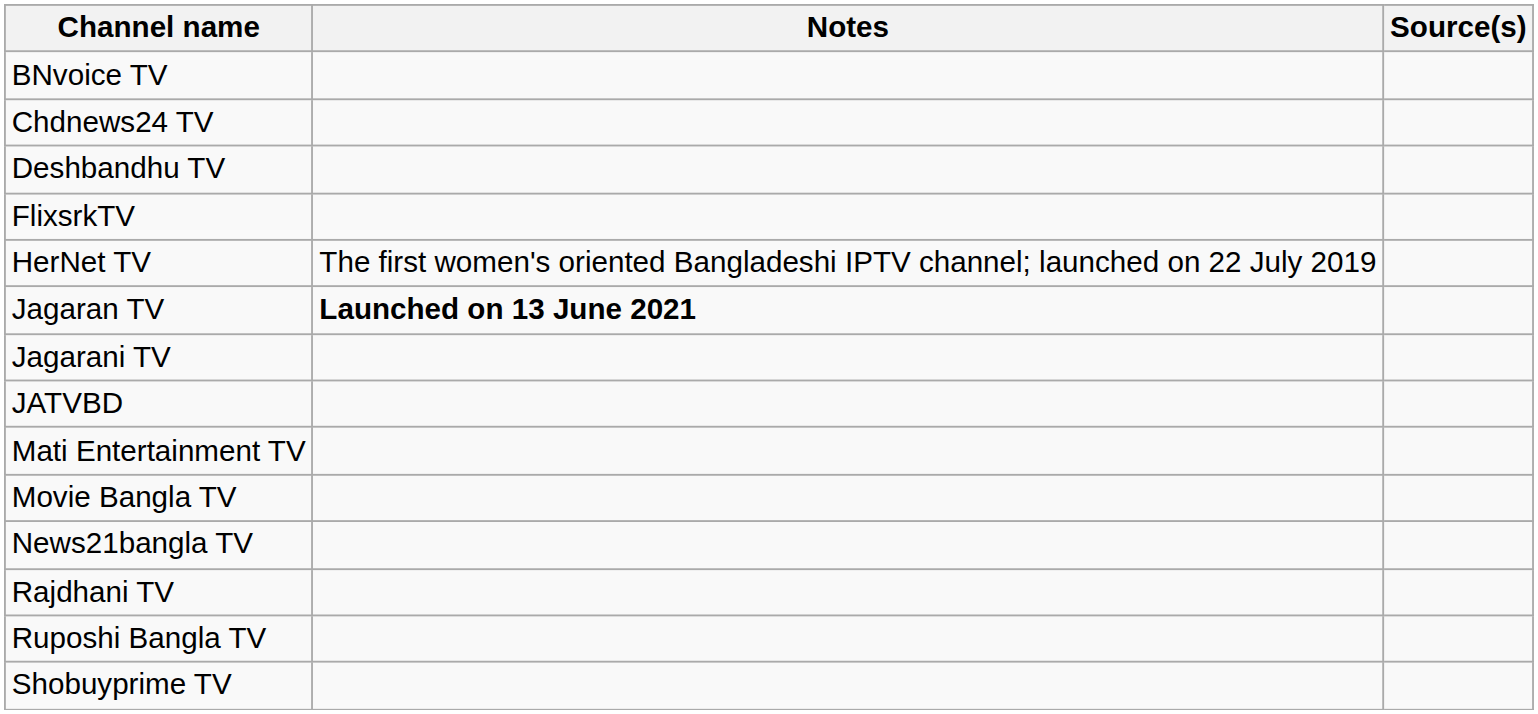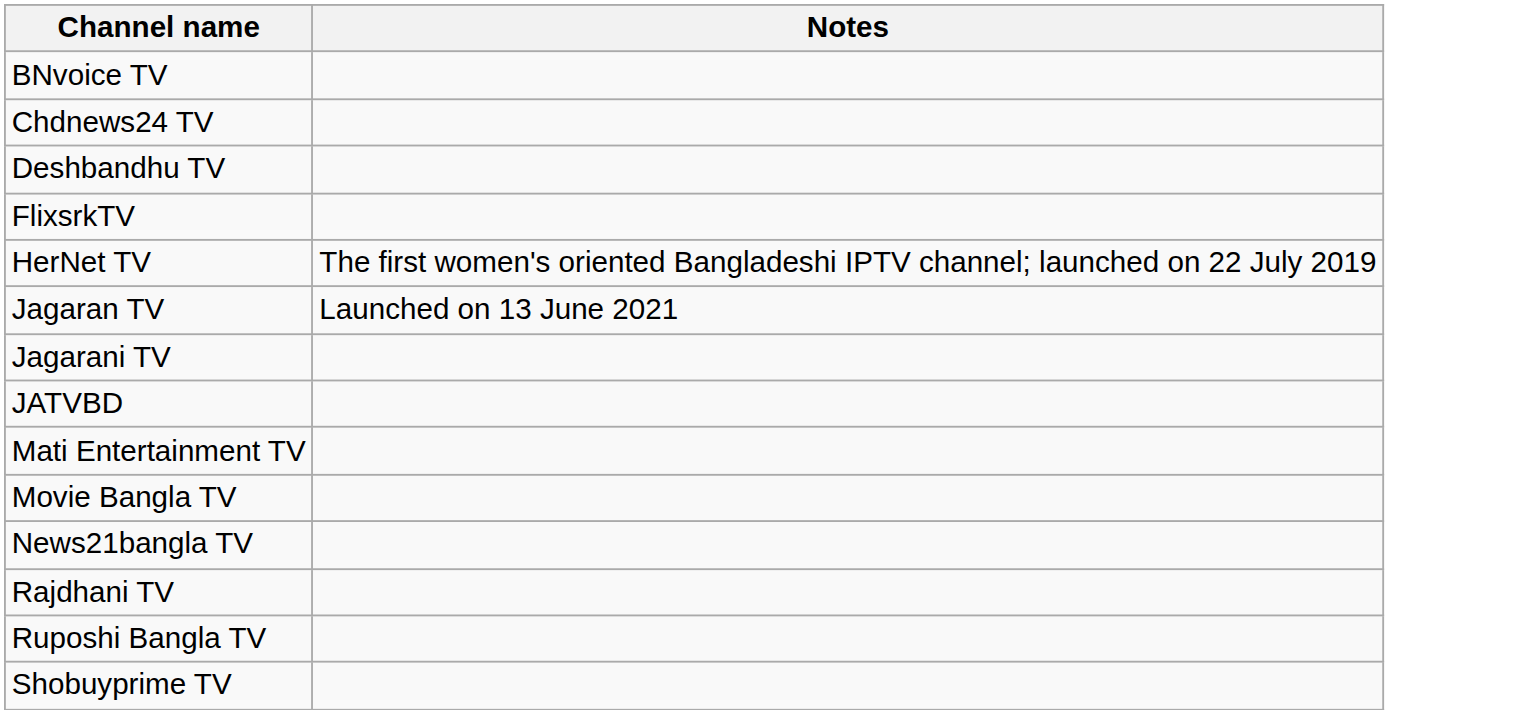- column: (1458, 27)
(508, 309) bold -> (499, 309) normal
